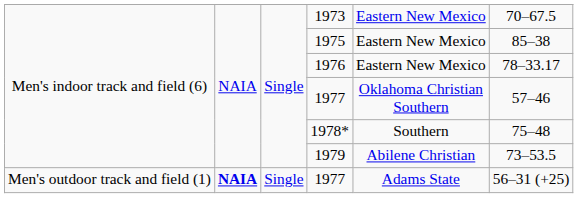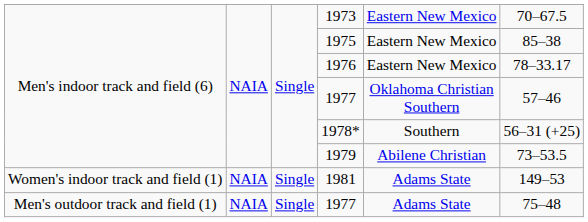(531, 131) 75–48 -> (542, 131) 56–31 (+25)
+ row: (115, 180)
(238, 180) bold -> (249, 204) normal
(531, 180) 56–31 (+25) -> (542, 204) 75–48
